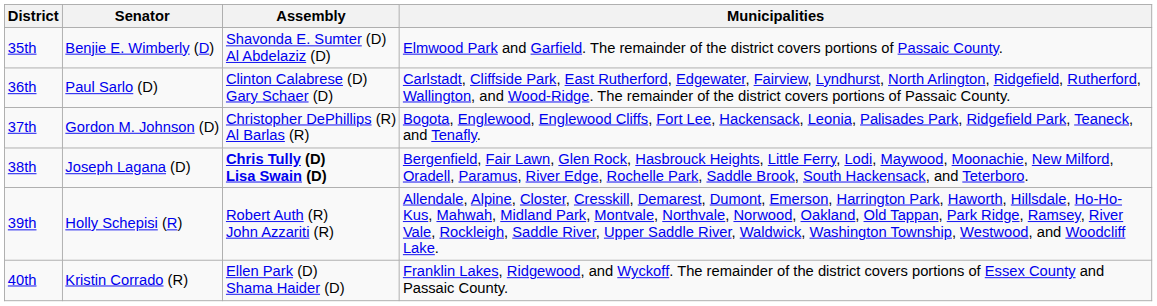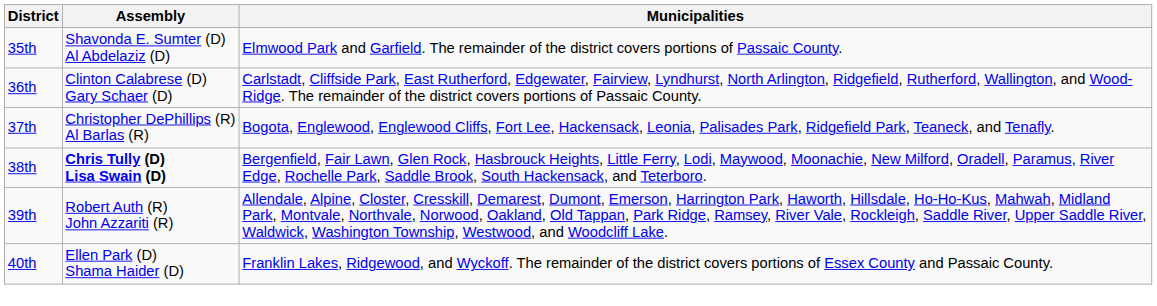- column: (142, 16)
